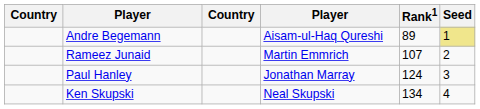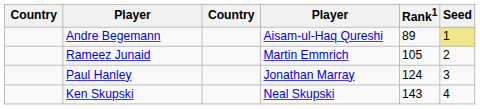(412, 56) 107 -> (412, 56) 105
(412, 94) 134 -> (412, 94) 143
